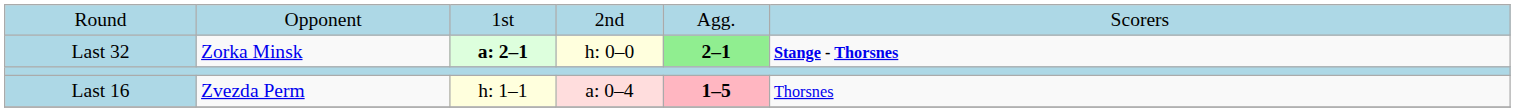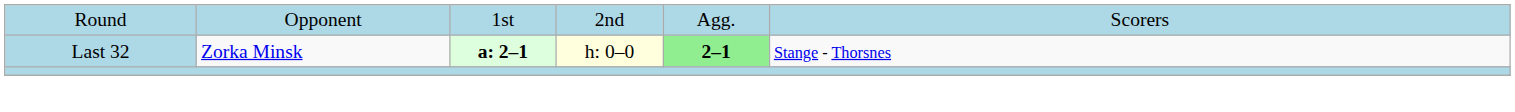(836, 50) bold -> (832, 52) normal
- row: (101, 90)
